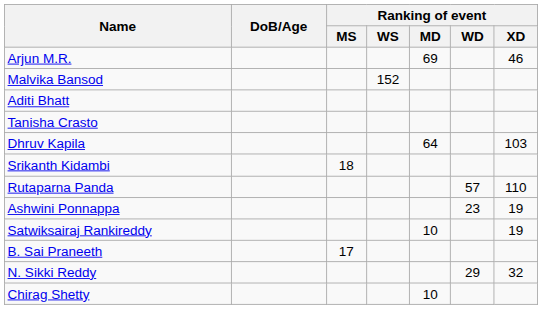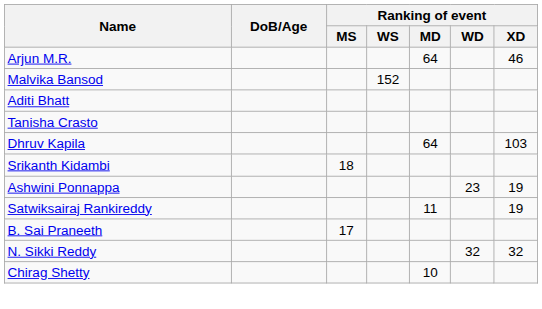(430, 58) 69 -> (430, 58) 64
- row: (61, 187)
(430, 229) 10 -> (430, 208) 11
(472, 272) 29 -> (472, 251) 32
